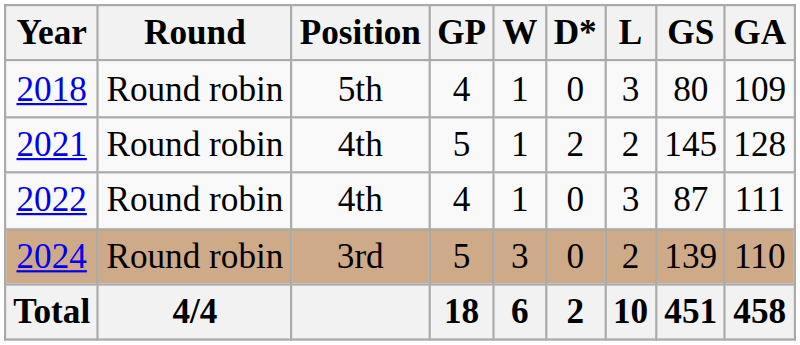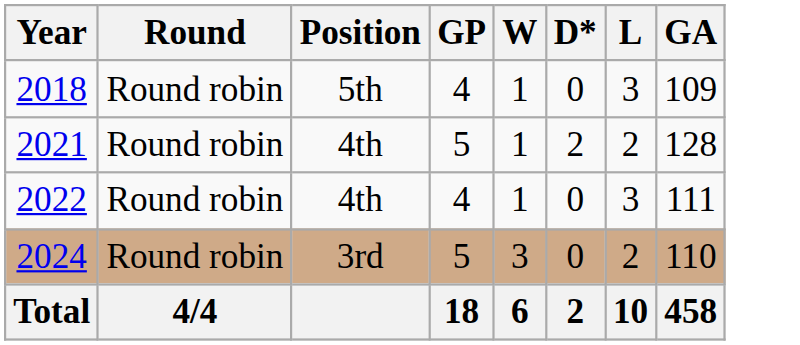- column: (691, 32)
